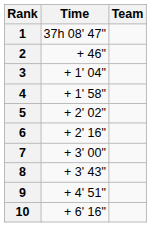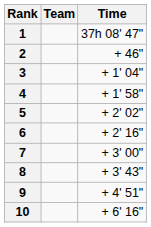columns swapped: (127, 14) <-> (75, 14)
